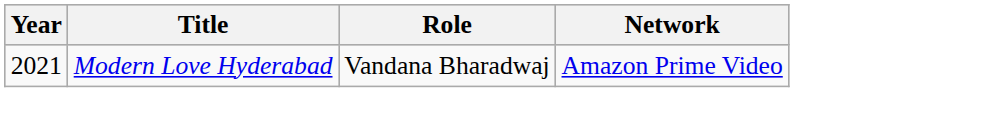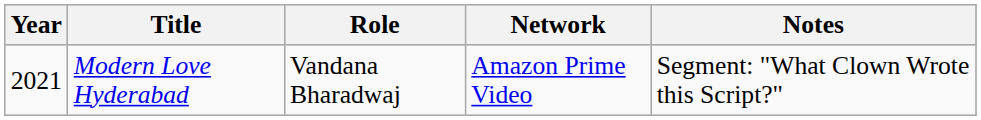+ column: (813, 24)
